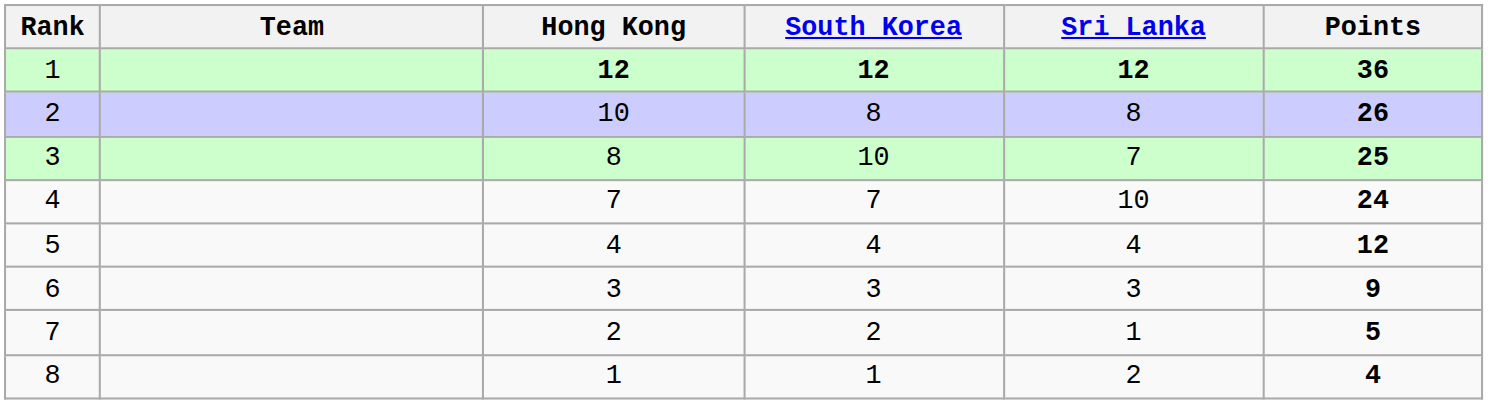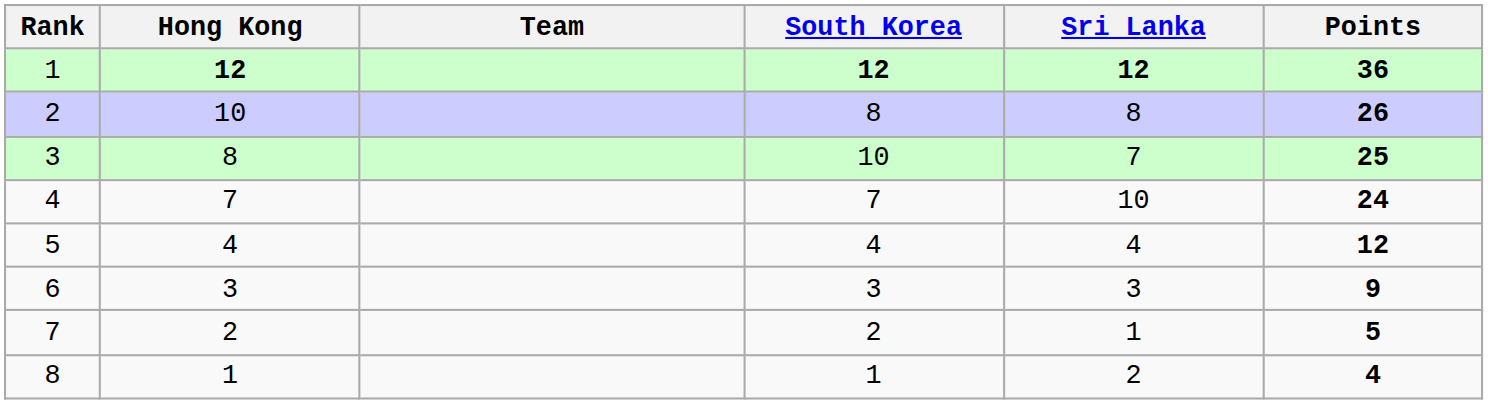columns swapped: (292, 27) <-> (614, 27)
